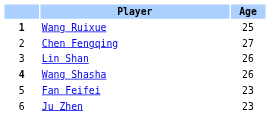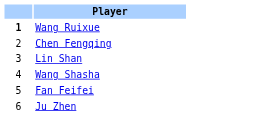- column: (248, 12)
(22, 75) bold -> (18, 75) normal
